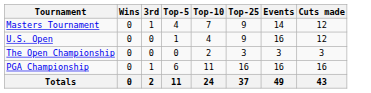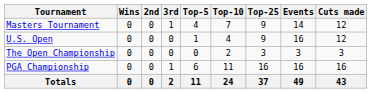+ column: (151, 11)
